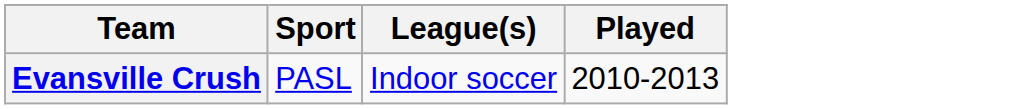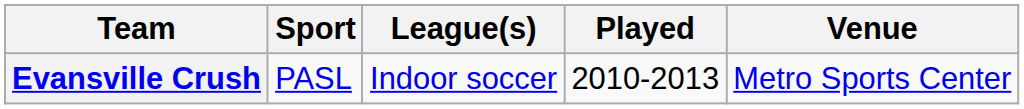+ column: (872, 28)
